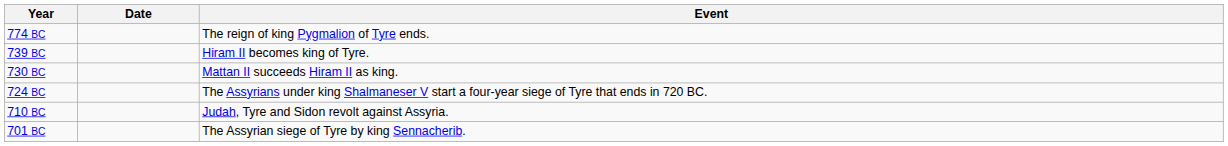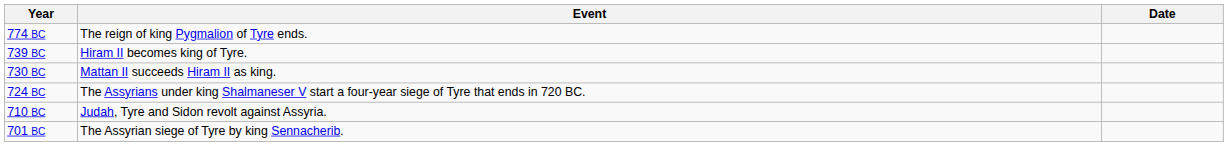columns swapped: (138, 14) <-> (711, 14)
